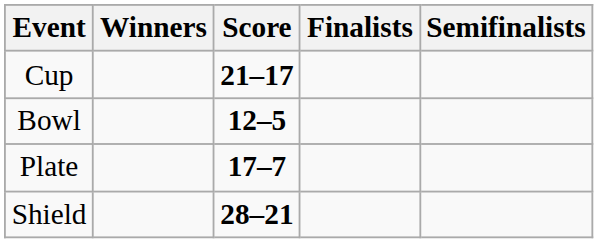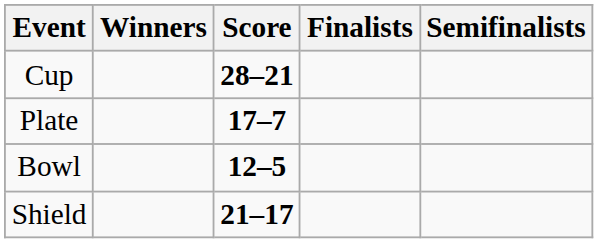(257, 74) 21–17 -> (257, 74) 28–21
rows swapped: (49, 167) <-> (49, 120)
(257, 213) 28–21 -> (257, 213) 21–17
